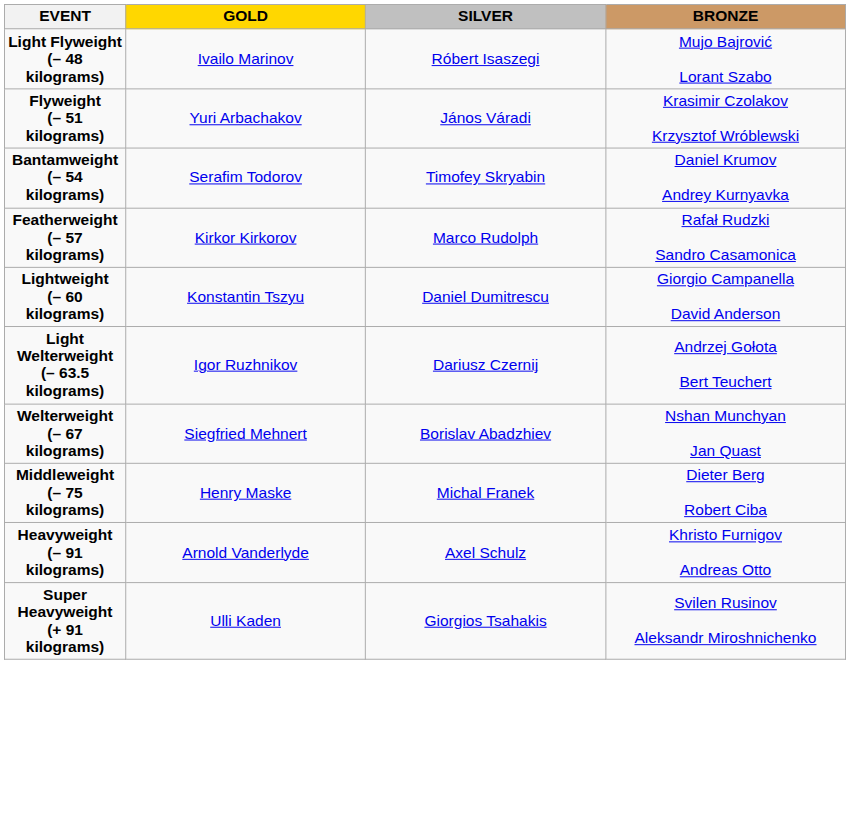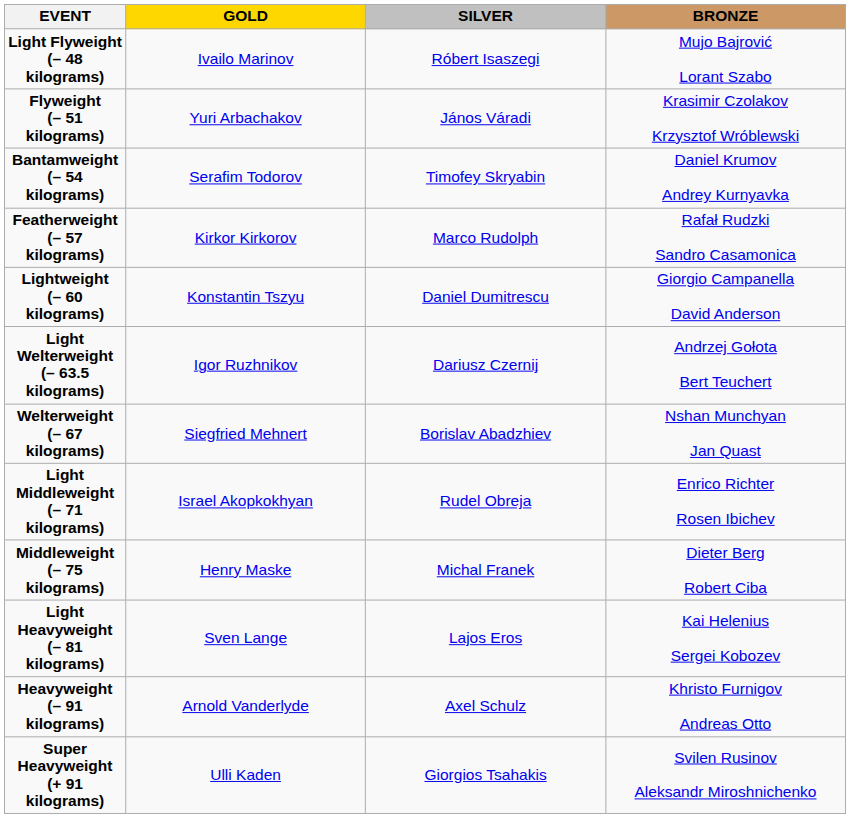+ row: (65, 501)
+ row: (65, 638)
